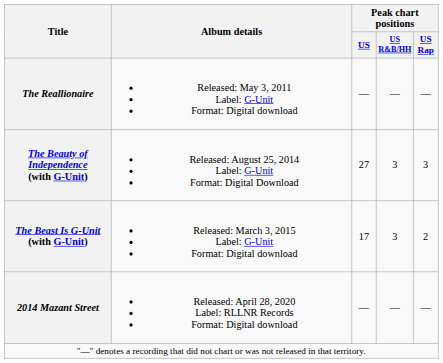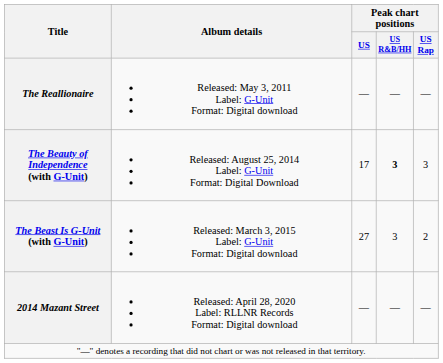(364, 165) 27 -> (364, 165) 17
(395, 165) normal -> (395, 165) bold
(364, 236) 17 -> (364, 236) 27
